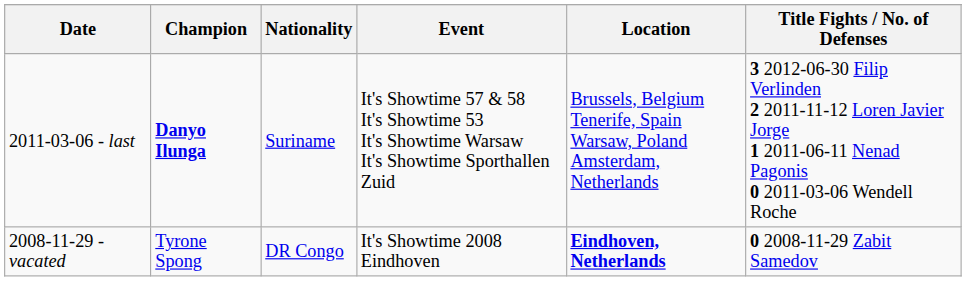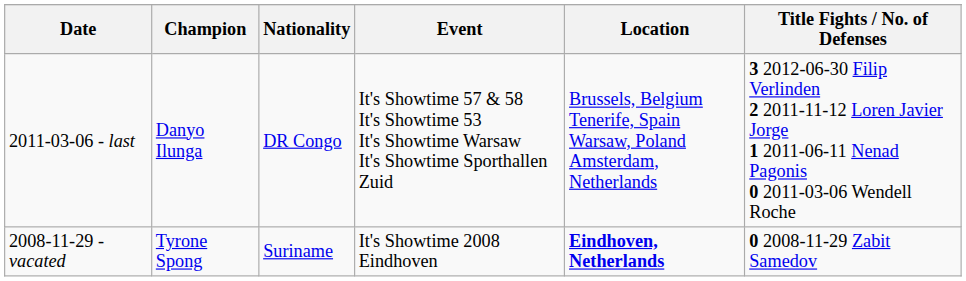(181, 140) bold -> (180, 140) normal
(300, 140) Suriname -> (302, 140) DR Congo
(305, 251) DR Congo -> (298, 251) Suriname
